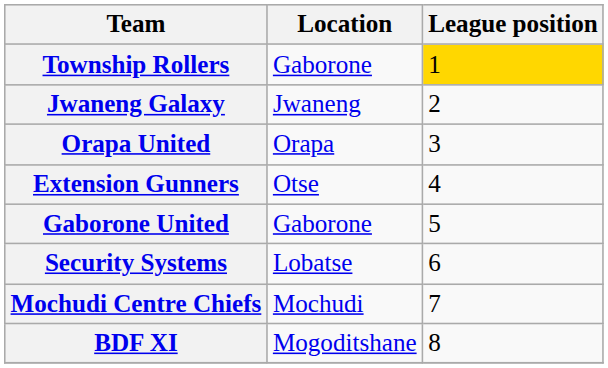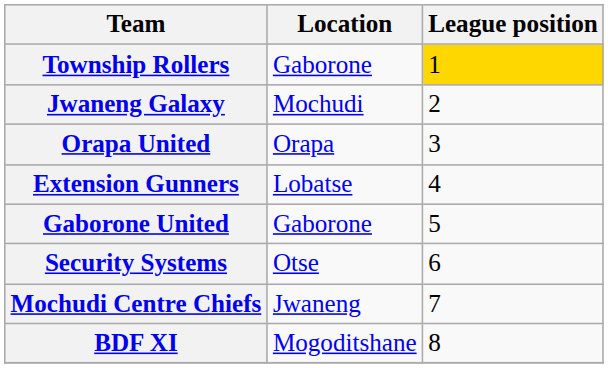(317, 104) Jwaneng -> (318, 104) Mochudi
(296, 183) Otse -> (313, 183) Lobatse
(313, 263) Lobatse -> (296, 263) Otse
(318, 303) Mochudi -> (317, 303) Jwaneng
